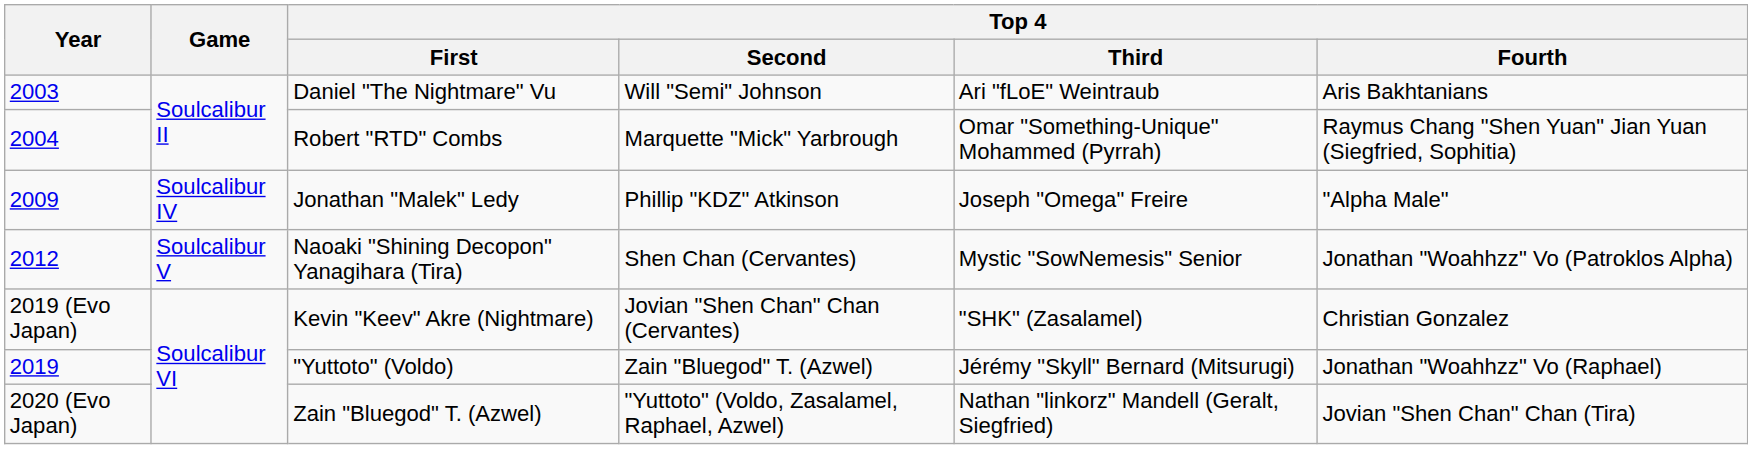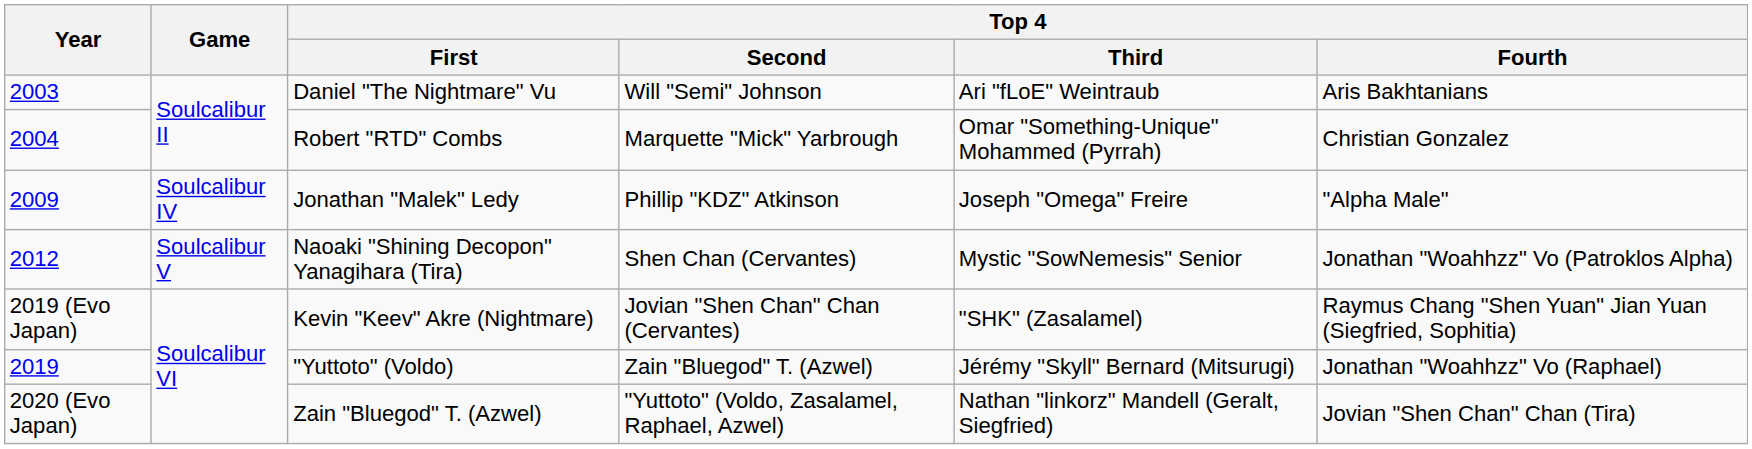(1515, 139) Raymus Chang "Shen Yuan" Jian Yuan (Siegfried, Sophitia) -> (1416, 139) Christian Gonzalez
(1416, 319) Christian Gonzalez -> (1515, 319) Raymus Chang "Shen Yuan" Jian Yuan (Siegfried, Sophitia)
